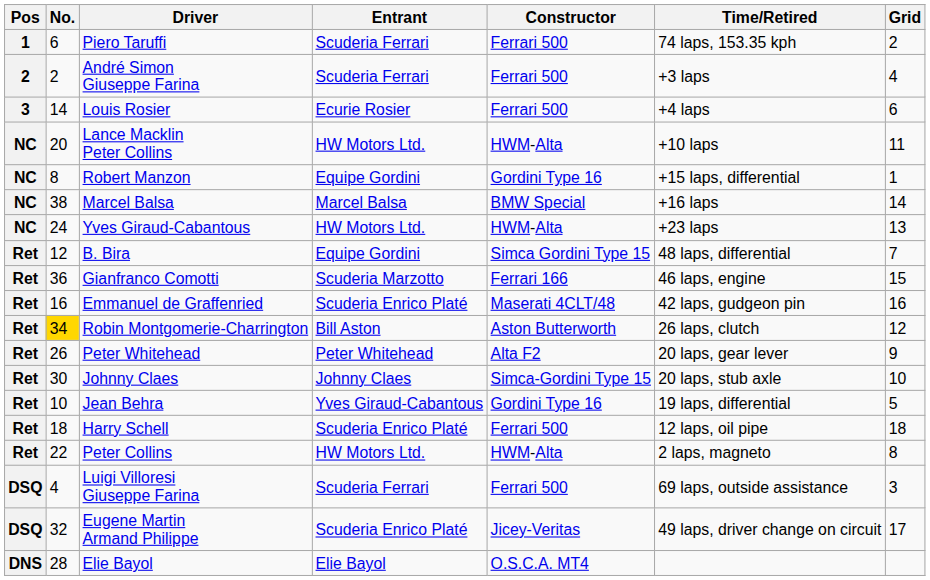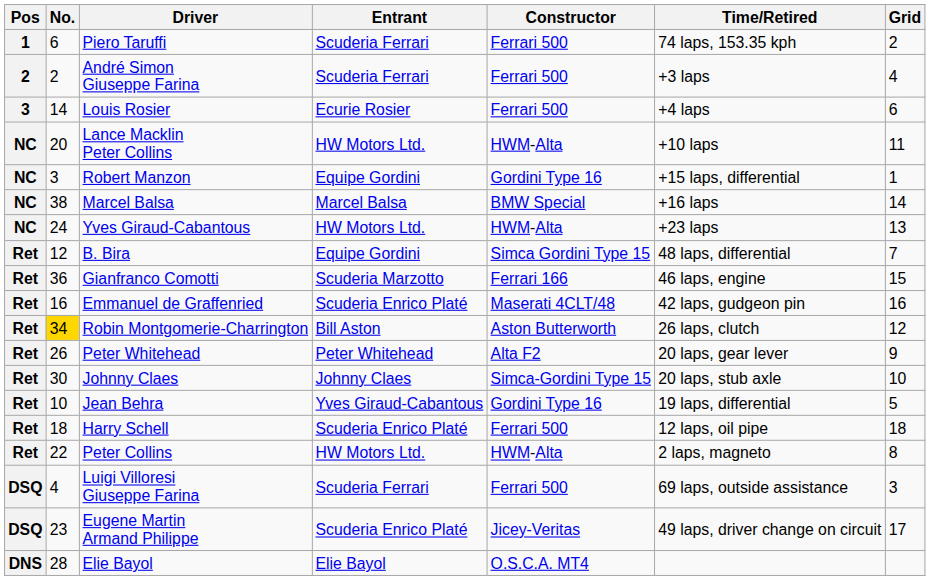(54, 178) 8 -> (54, 178) 3
(59, 530) 32 -> (59, 530) 23
